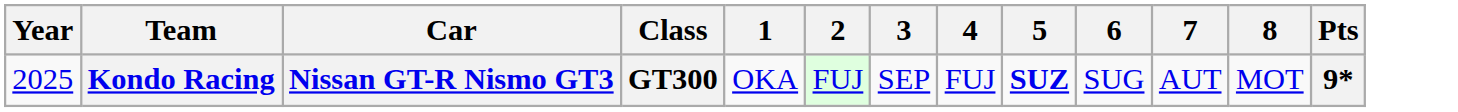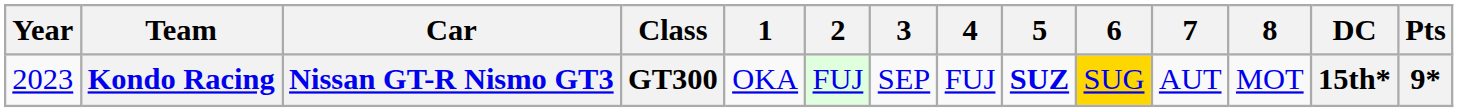+ column: (1354, 29)
(43, 79) 2025 -> (43, 79) 2023
(1114, 79) no background -> (1114, 79) gold background
